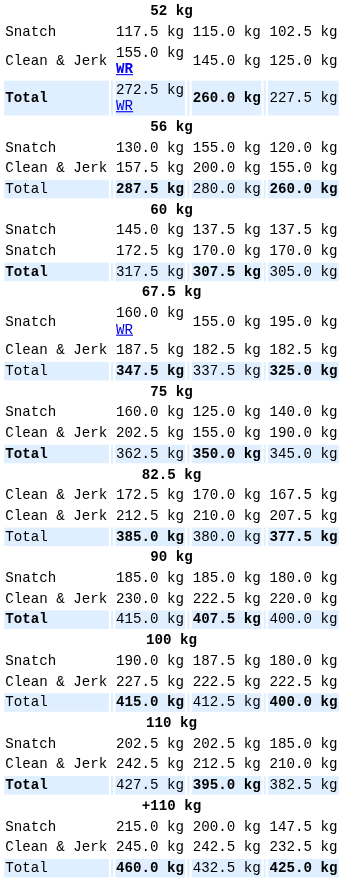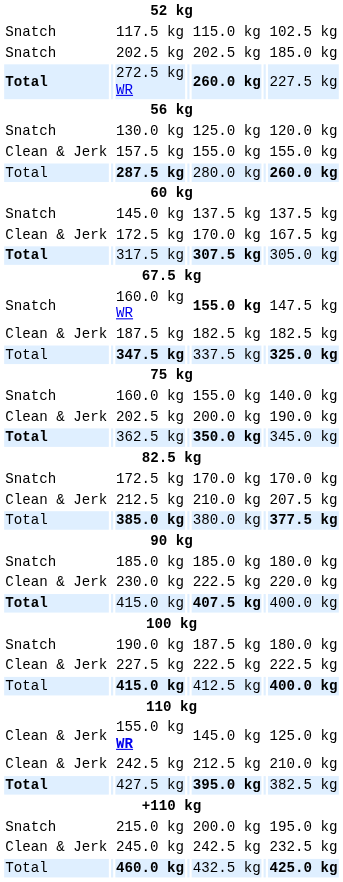rows swapped: (56, 61) <-> (31, 744)
(227, 148) 155.0 kg -> (227, 131) 125.0 kg
(227, 168) 200.0 kg -> (227, 152) 155.0 kg
rows swapped: (56, 495) <-> (31, 251)
(227, 322) normal -> (227, 305) bold
(304, 322) 195.0 kg -> (304, 305) 147.5 kg
(227, 413) 125.0 kg -> (227, 396) 155.0 kg
(227, 433) 155.0 kg -> (227, 417) 200.0 kg
(304, 827) 147.5 kg -> (304, 827) 195.0 kg
